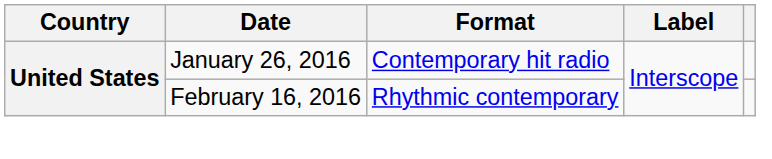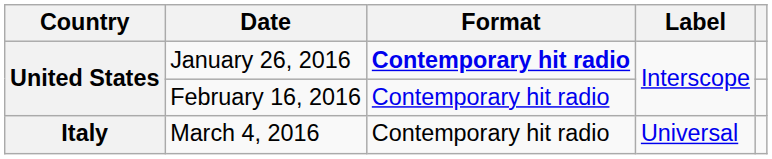(491, 60) normal -> (501, 60) bold
(495, 97) Rhythmic contemporary -> (491, 97) Contemporary hit radio
+ row: (245, 134)
